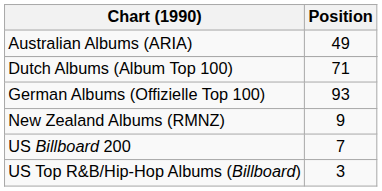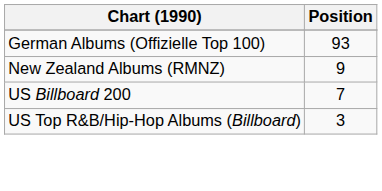- row: (100, 43)
- row: (121, 69)
